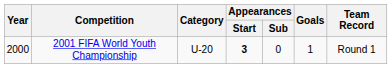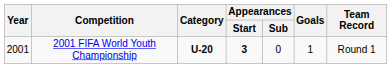(18, 50) 2000 -> (18, 50) 2001
(202, 50) normal -> (202, 50) bold
